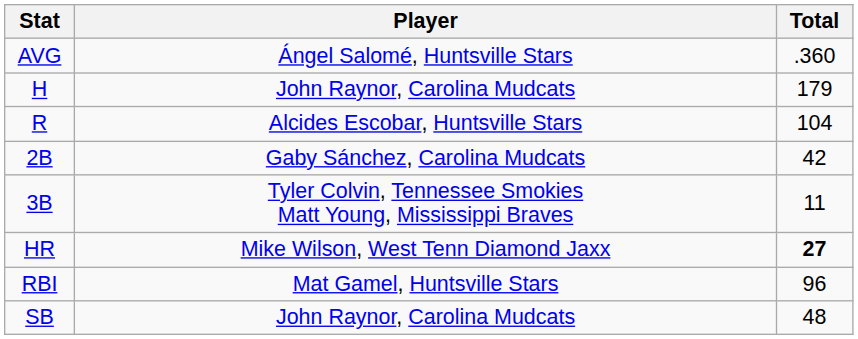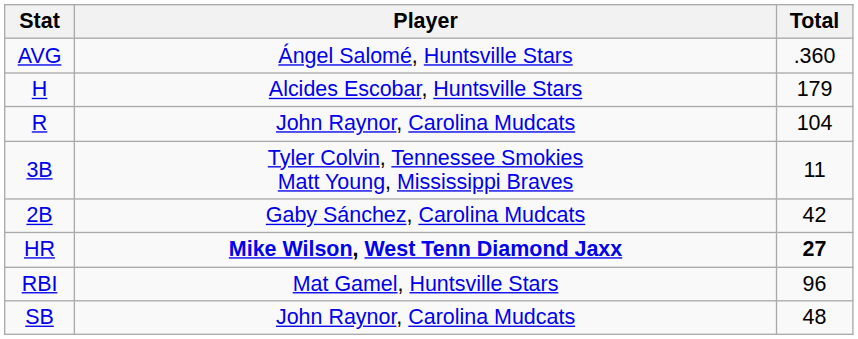(426, 89) John Raynor, Carolina Mudcats -> (426, 89) Alcides Escobar, Huntsville Stars
(426, 123) Alcides Escobar, Huntsville Stars -> (426, 123) John Raynor, Carolina Mudcats
rows swapped: (40, 157) <-> (40, 203)
(426, 249) normal -> (426, 249) bold
